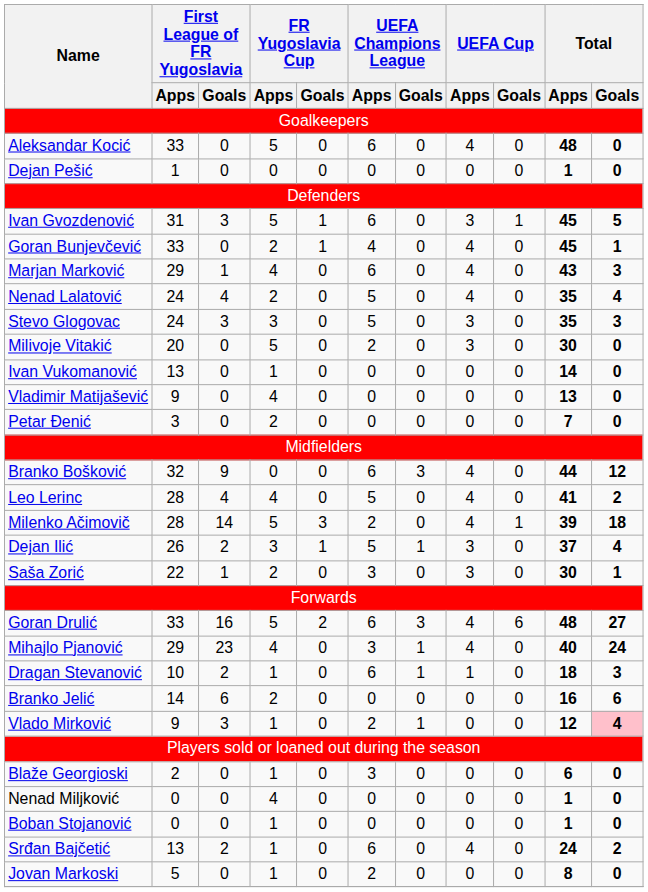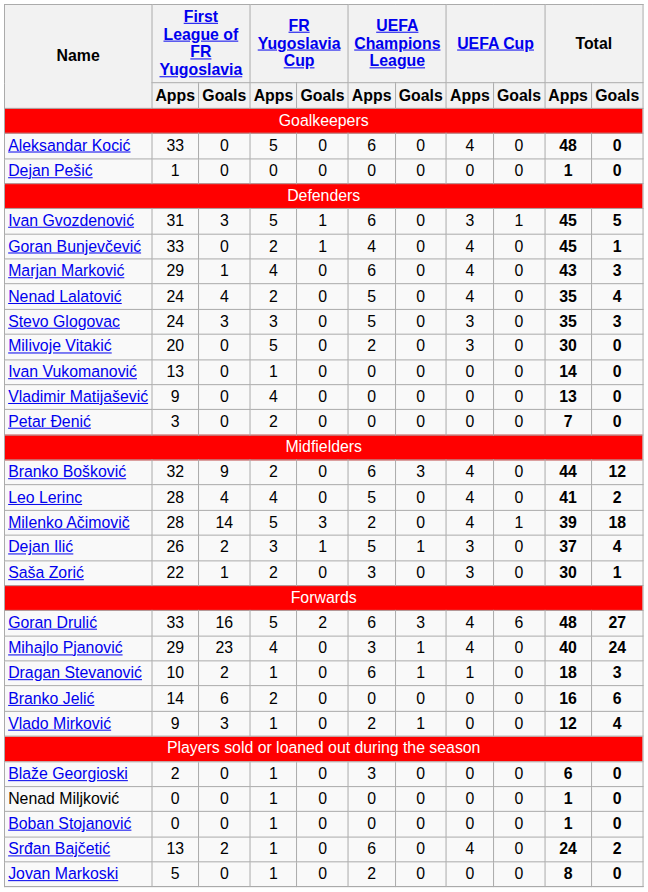(273, 472) 0 -> (273, 472) 2
(617, 723) pink background -> (617, 723) no background
(273, 799) 4 -> (273, 799) 1
